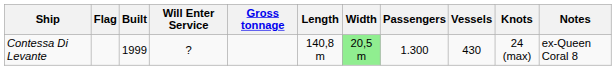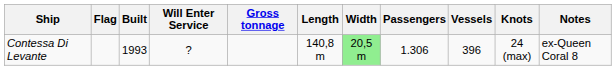(134, 50) 1999 -> (134, 50) 1993
(414, 50) 1.300 -> (414, 50) 1.306
(472, 50) 430 -> (472, 50) 396
